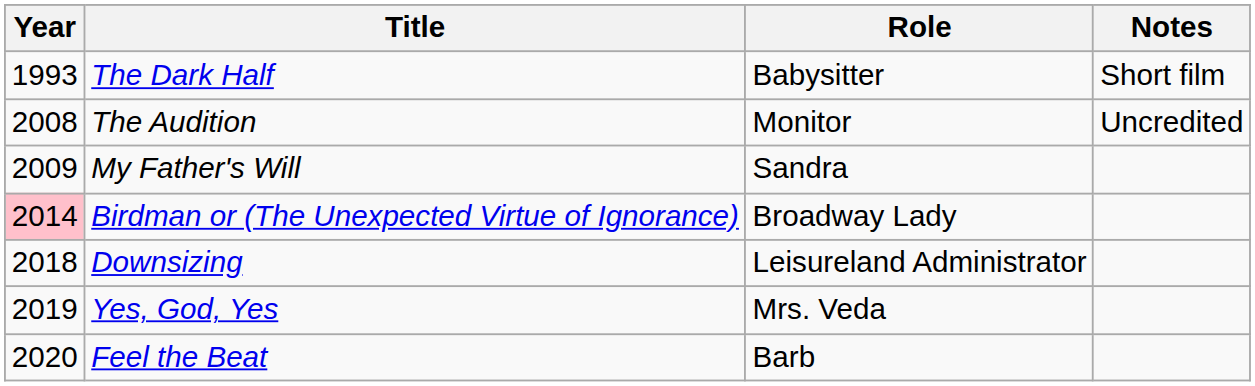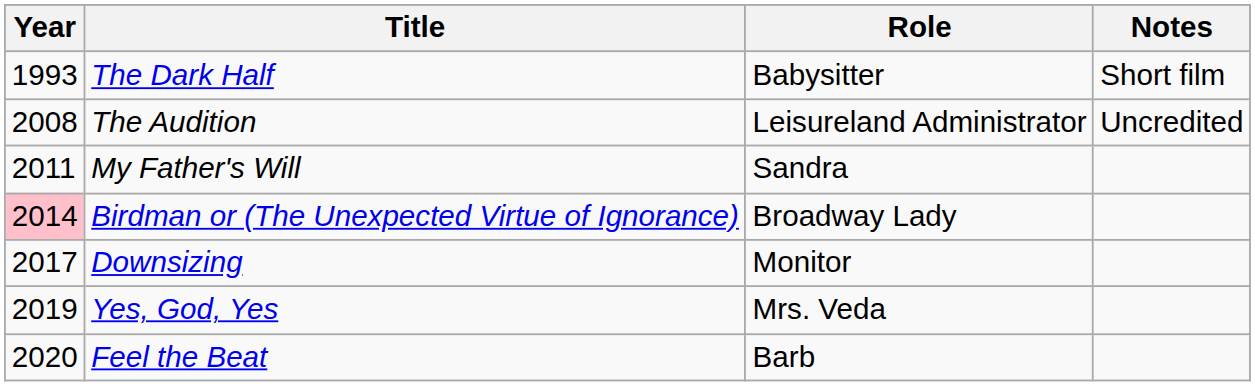(802, 121) Monitor -> (920, 121) Leisureland Administrator
(45, 168) 2009 -> (44, 168) 2011
(45, 262) 2018 -> (45, 262) 2017
(920, 262) Leisureland Administrator -> (802, 262) Monitor
